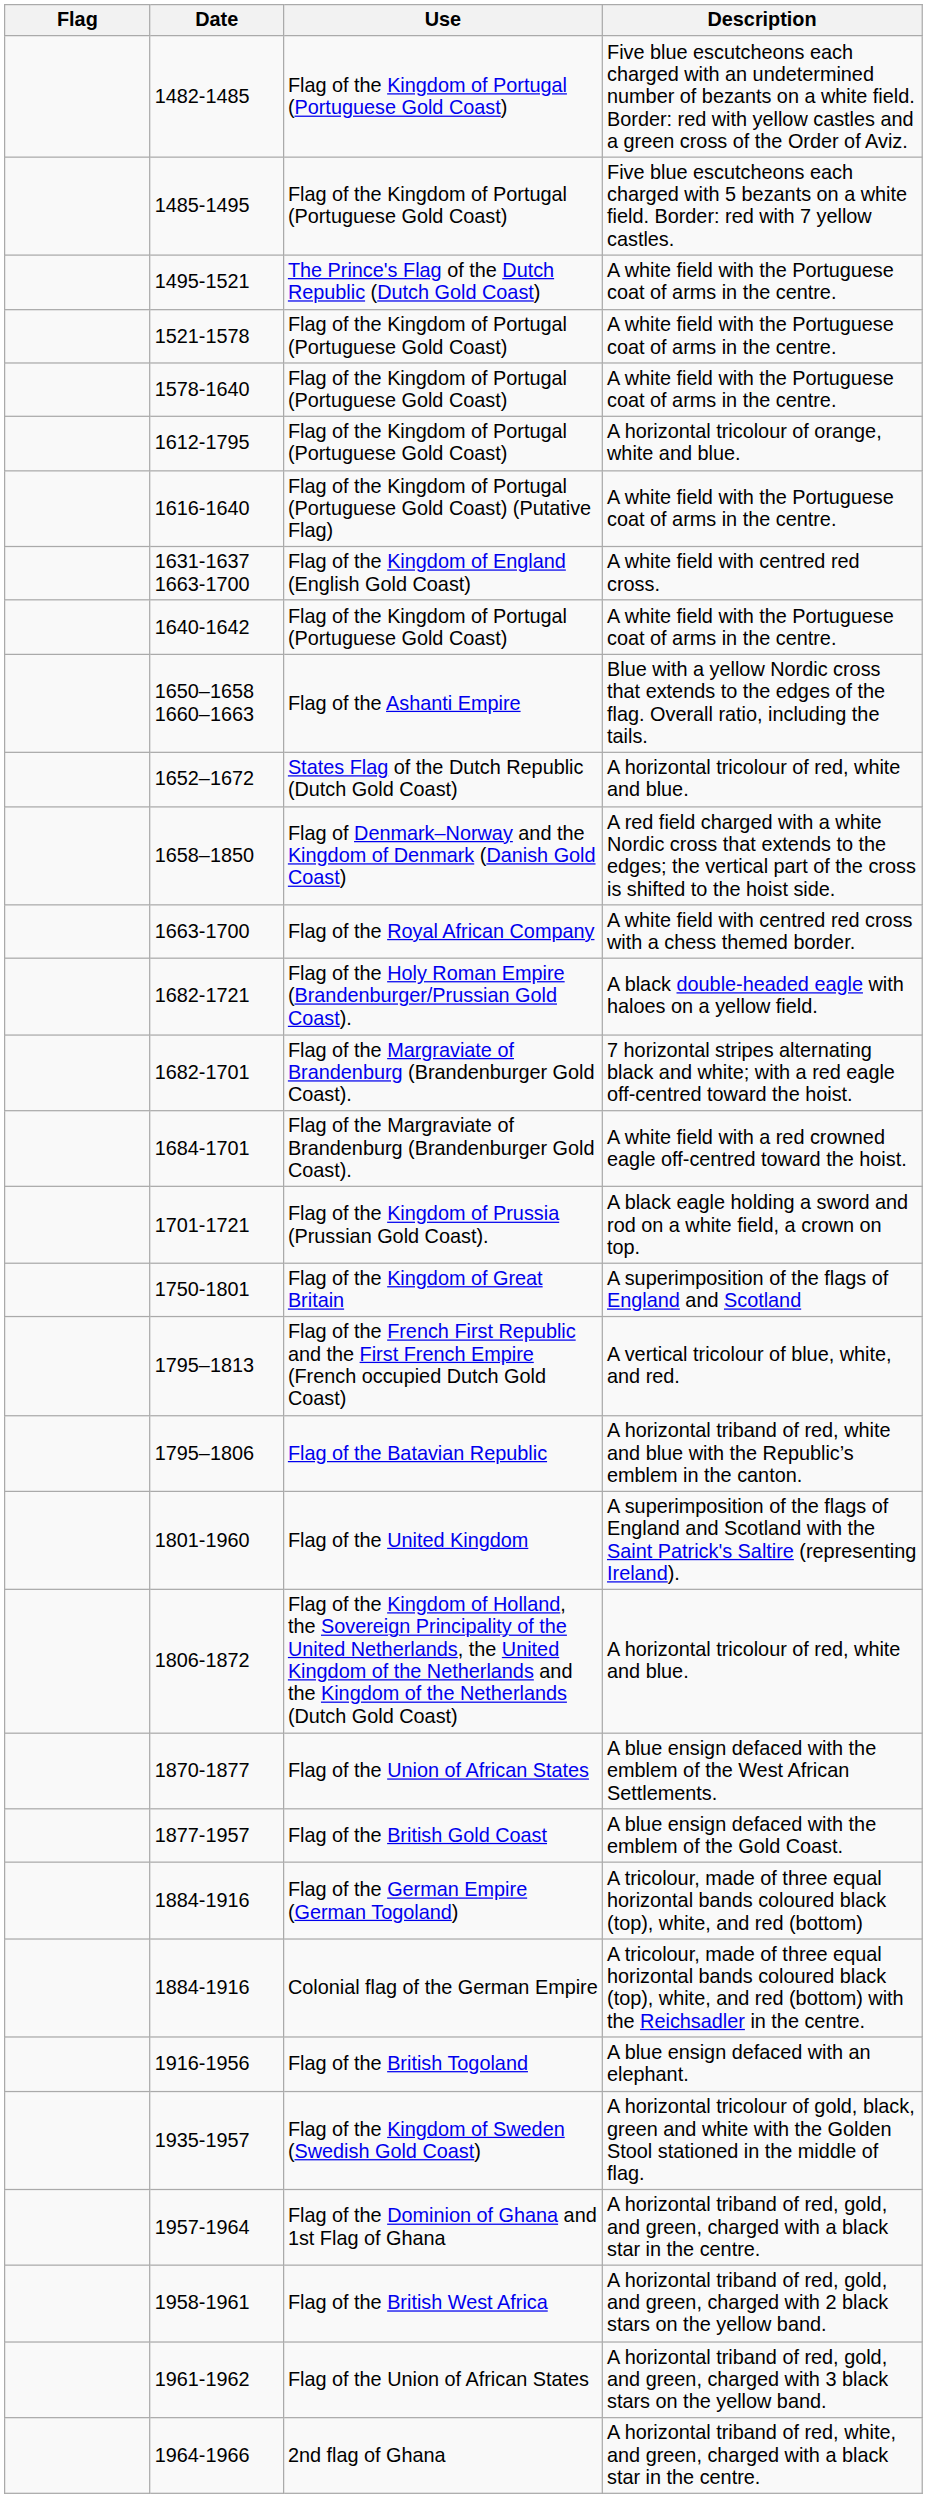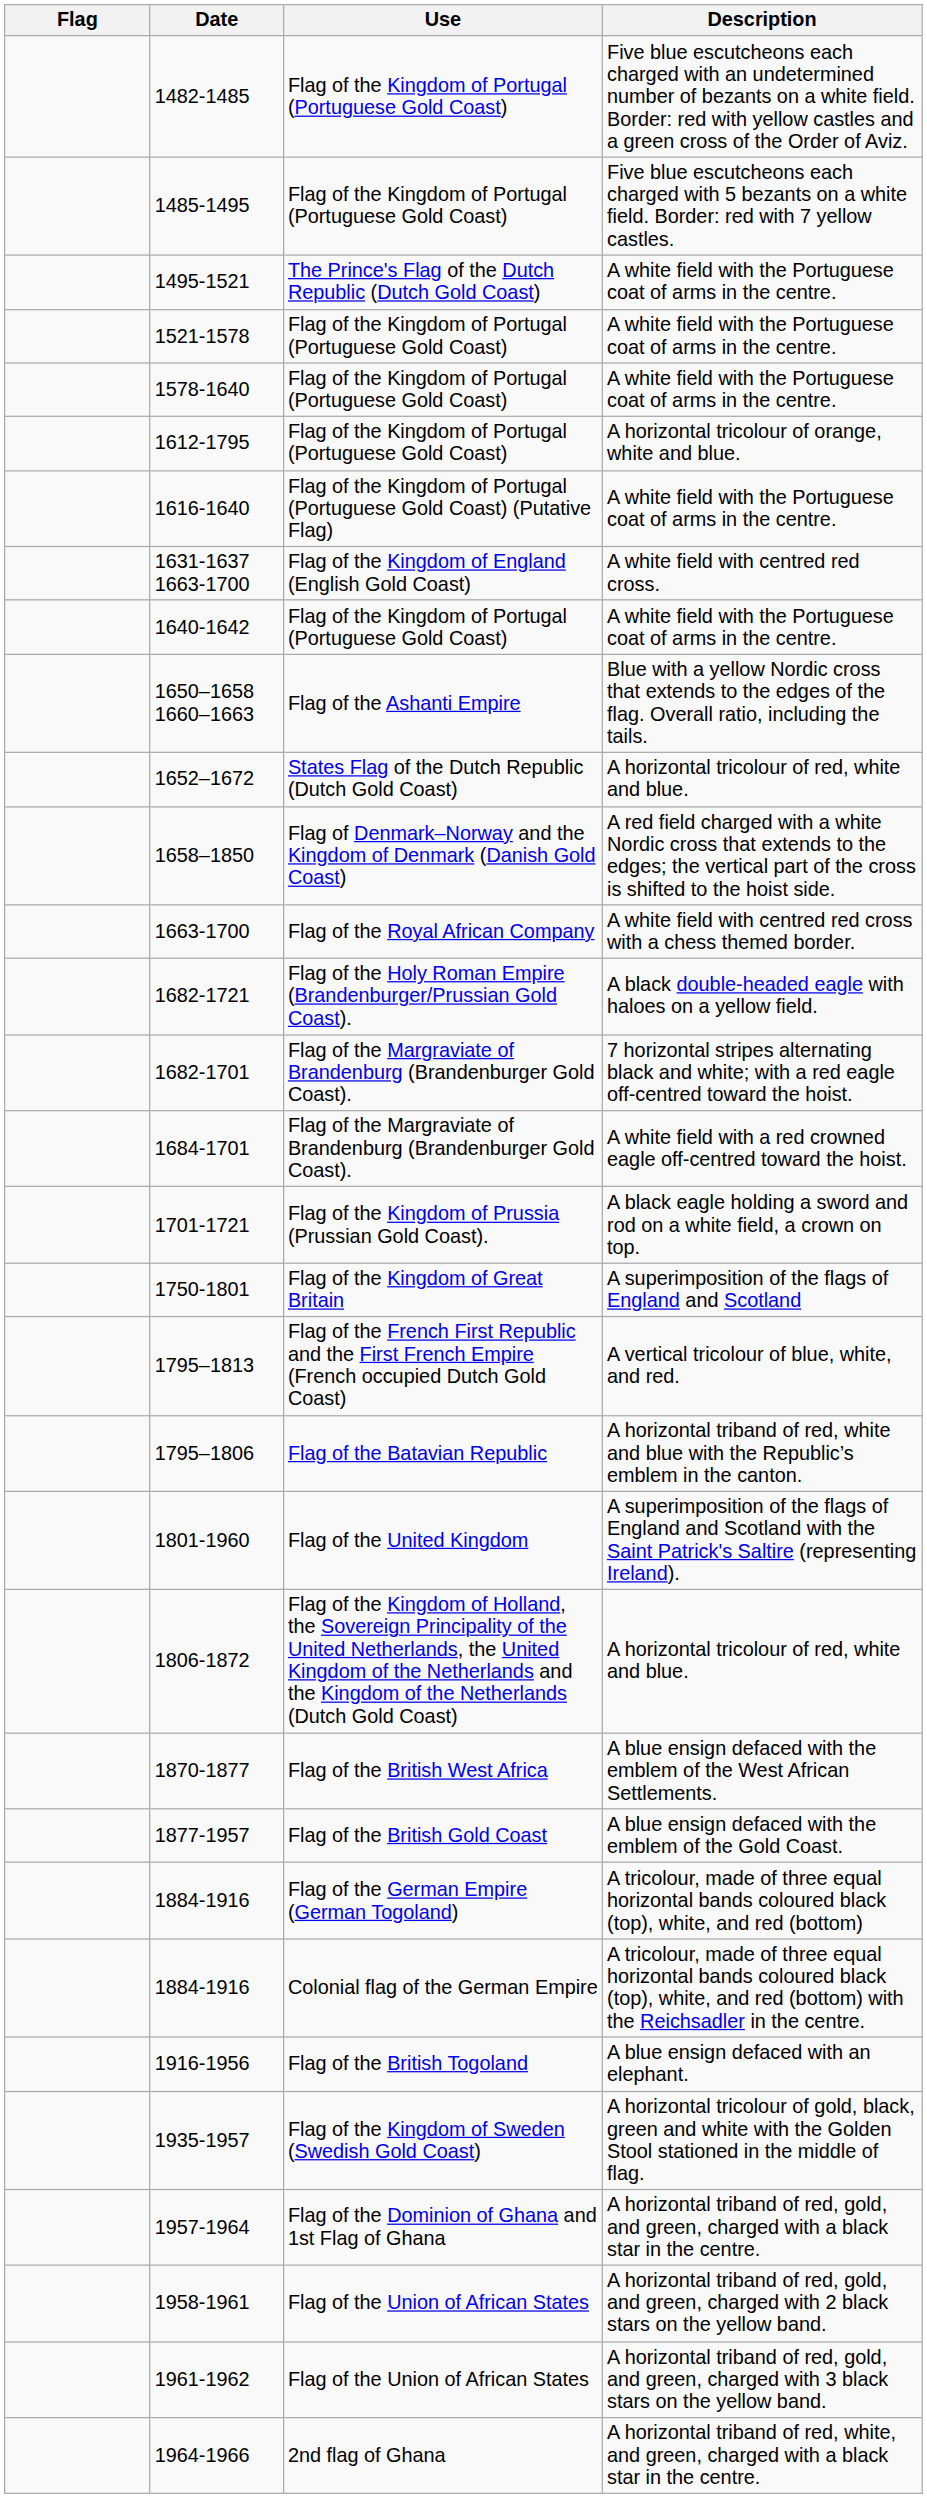(438, 1770) Flag of the Union of African States -> (418, 1770) Flag of the British West Africa
(418, 2303) Flag of the British West Africa -> (438, 2303) Flag of the Union of African States
